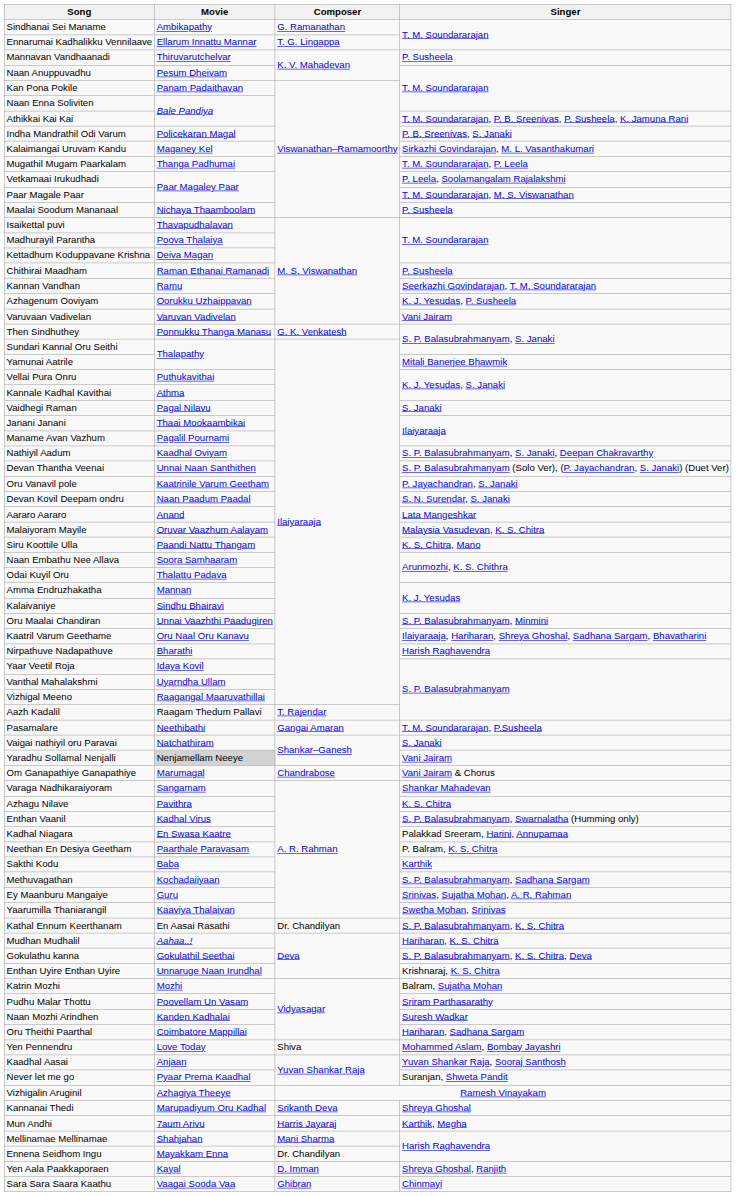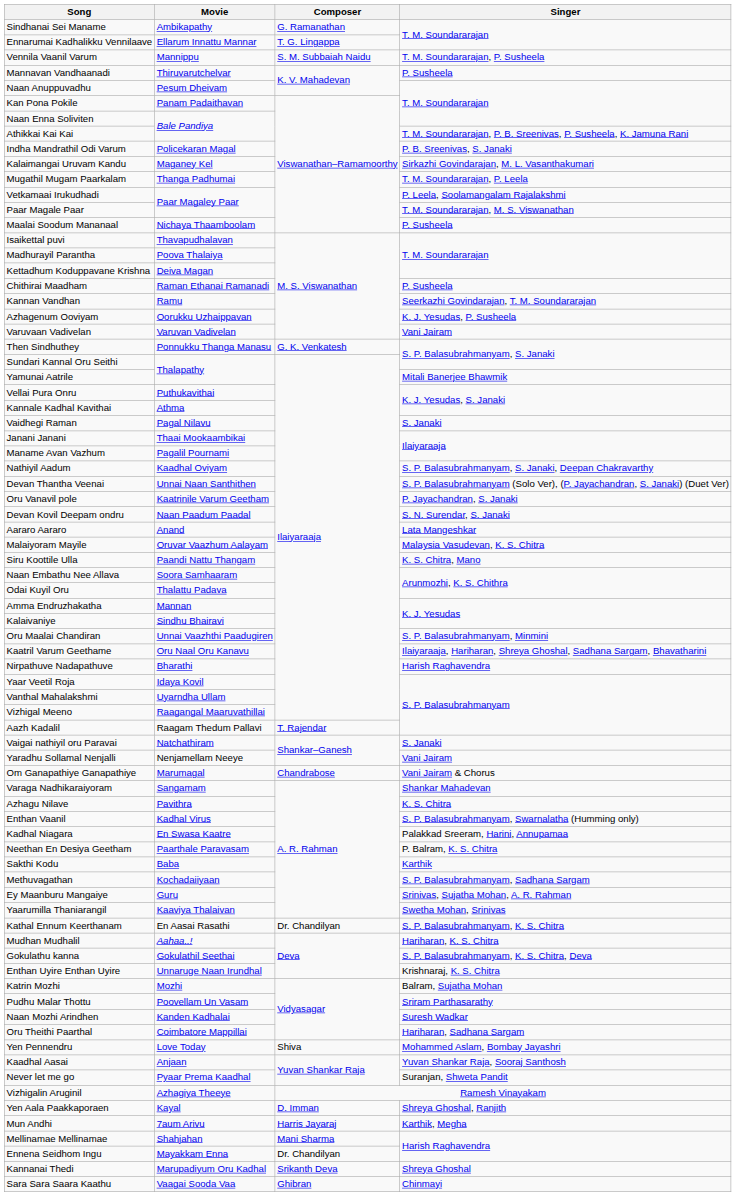+ row: (52, 57)
- row: (32, 727)
(200, 758) lightgrey background -> (200, 758) no background
rows swapped: (40, 1108) <-> (58, 1169)
